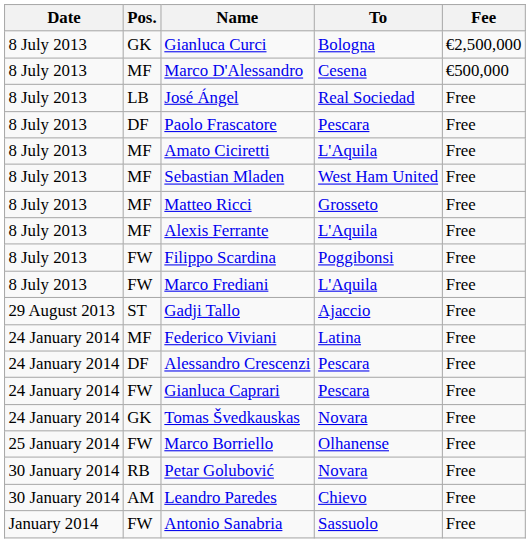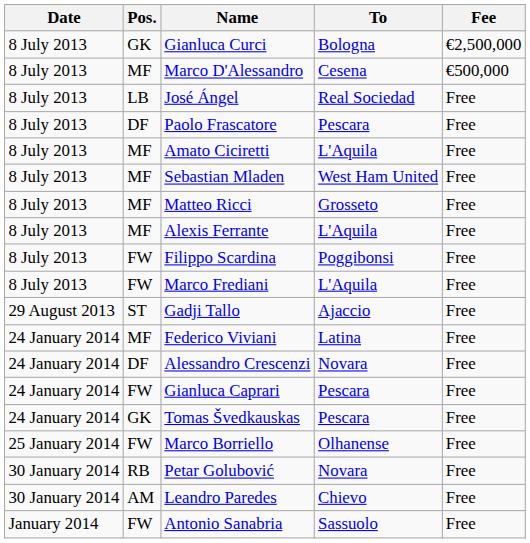(344, 364) Pescara -> (343, 364) Novara
(343, 417) Novara -> (344, 417) Pescara
